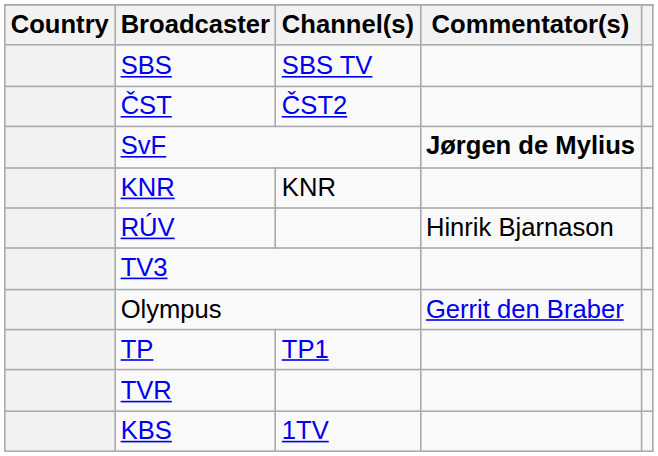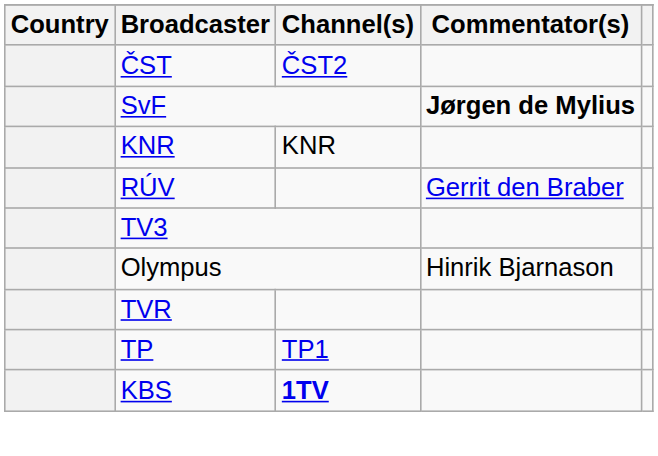- row: (146, 65)
(520, 227) Hinrik Bjarnason -> (525, 187) Gerrit den Braber
(525, 308) Gerrit den Braber -> (520, 268) Hinrik Bjarnason
rows swapped: (137, 349) <-> (146, 390)
(305, 430) normal -> (305, 390) bold
